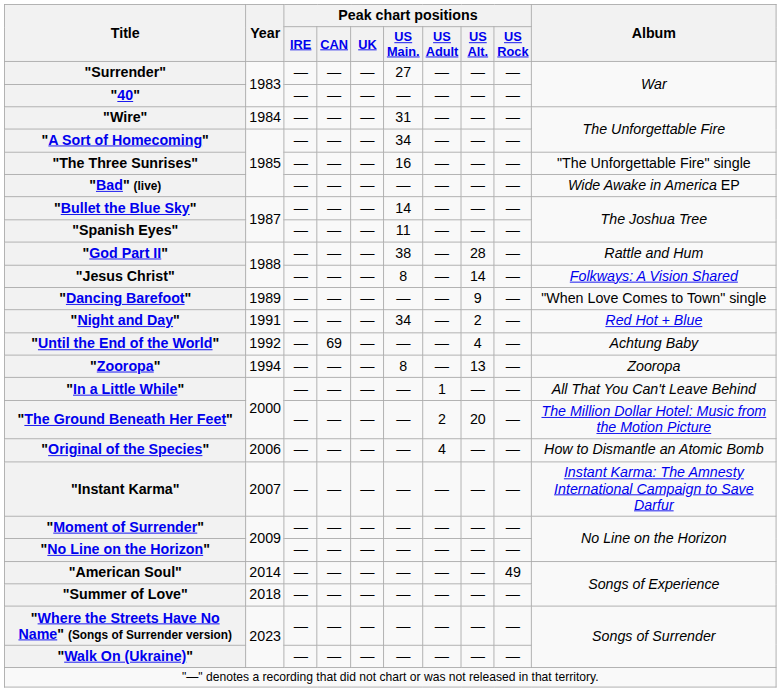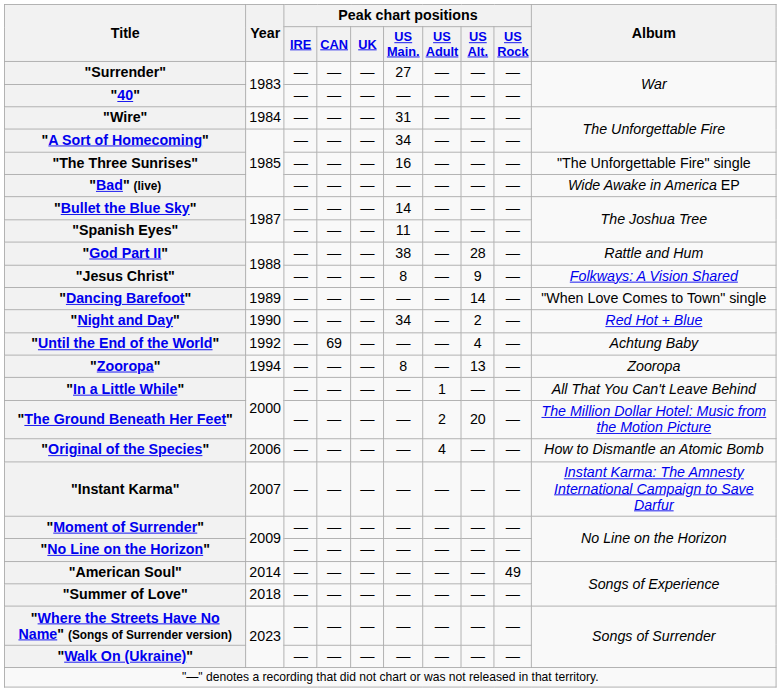(478, 276) 14 -> (478, 276) 9
(478, 298) 9 -> (478, 298) 14
(265, 321) 1991 -> (265, 321) 1990
